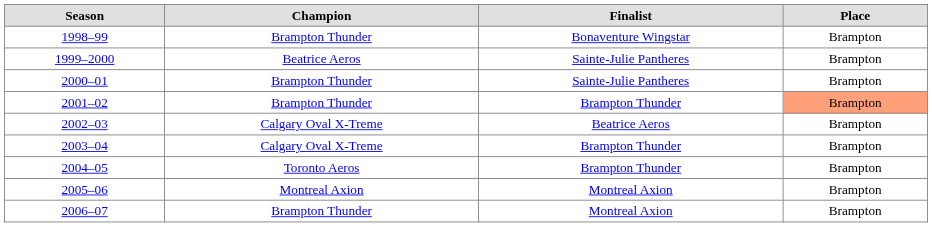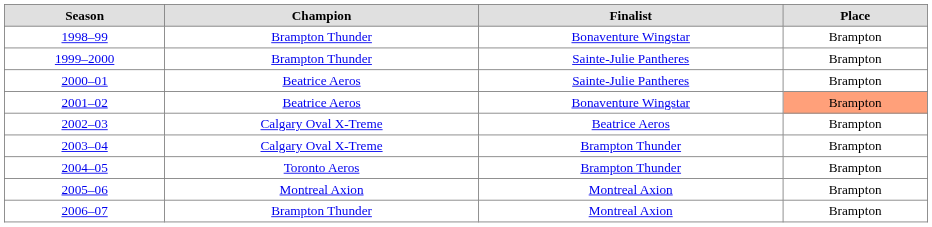(322, 58) Beatrice Aeros -> (322, 58) Brampton Thunder
(322, 80) Brampton Thunder -> (322, 80) Beatrice Aeros
(322, 102) Brampton Thunder -> (322, 102) Beatrice Aeros
(631, 102) Brampton Thunder -> (631, 102) Bonaventure Wingstar
